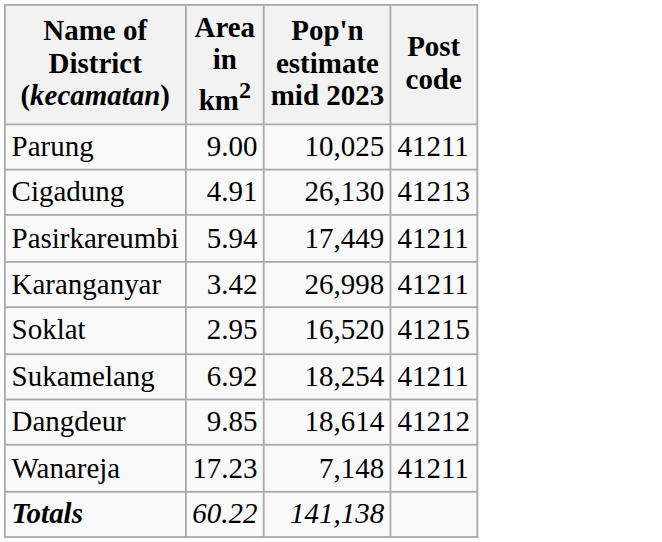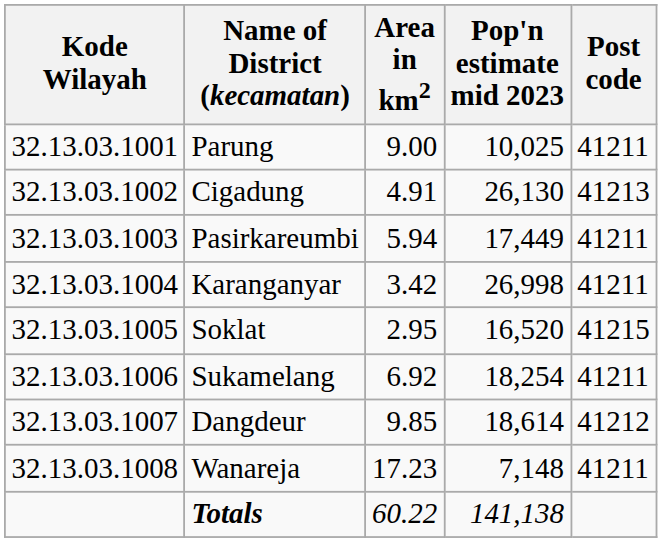+ column: (95, 63)
